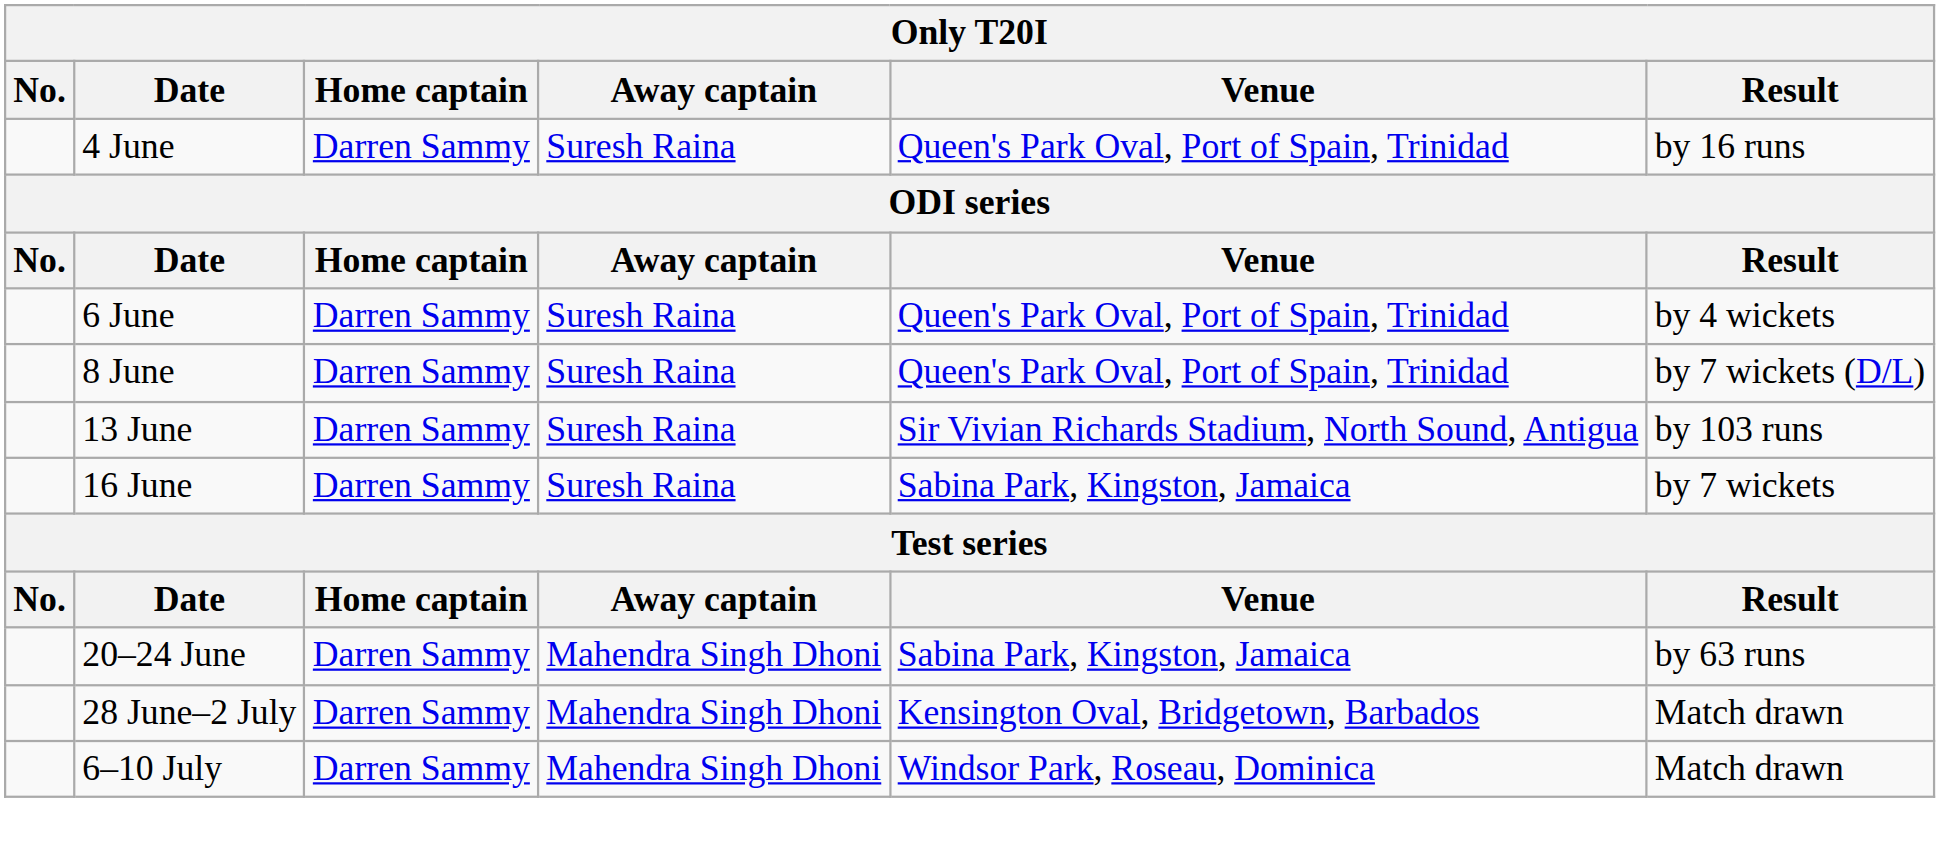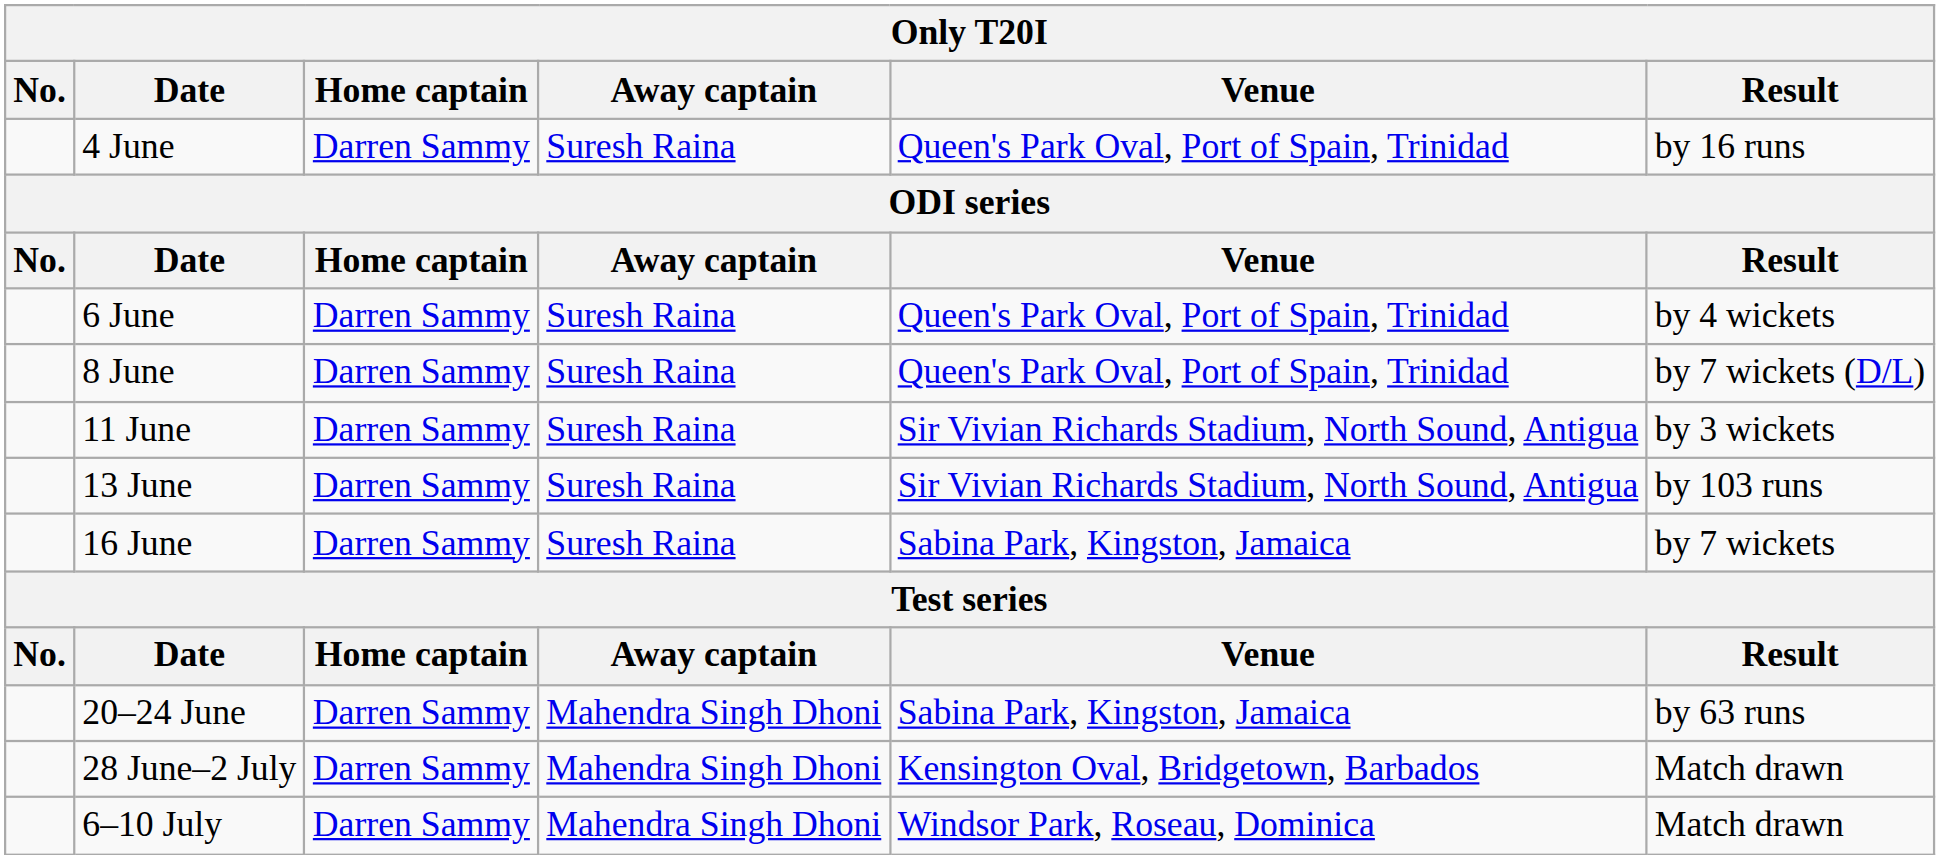+ row: (137, 428)
